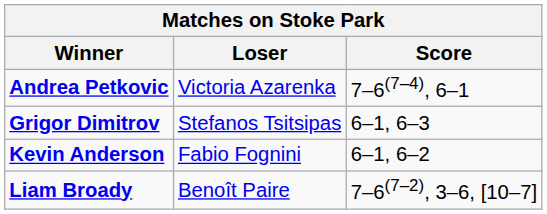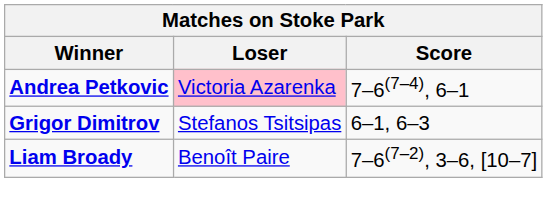(257, 87) no background -> (257, 87) pink background
- row: (87, 155)
